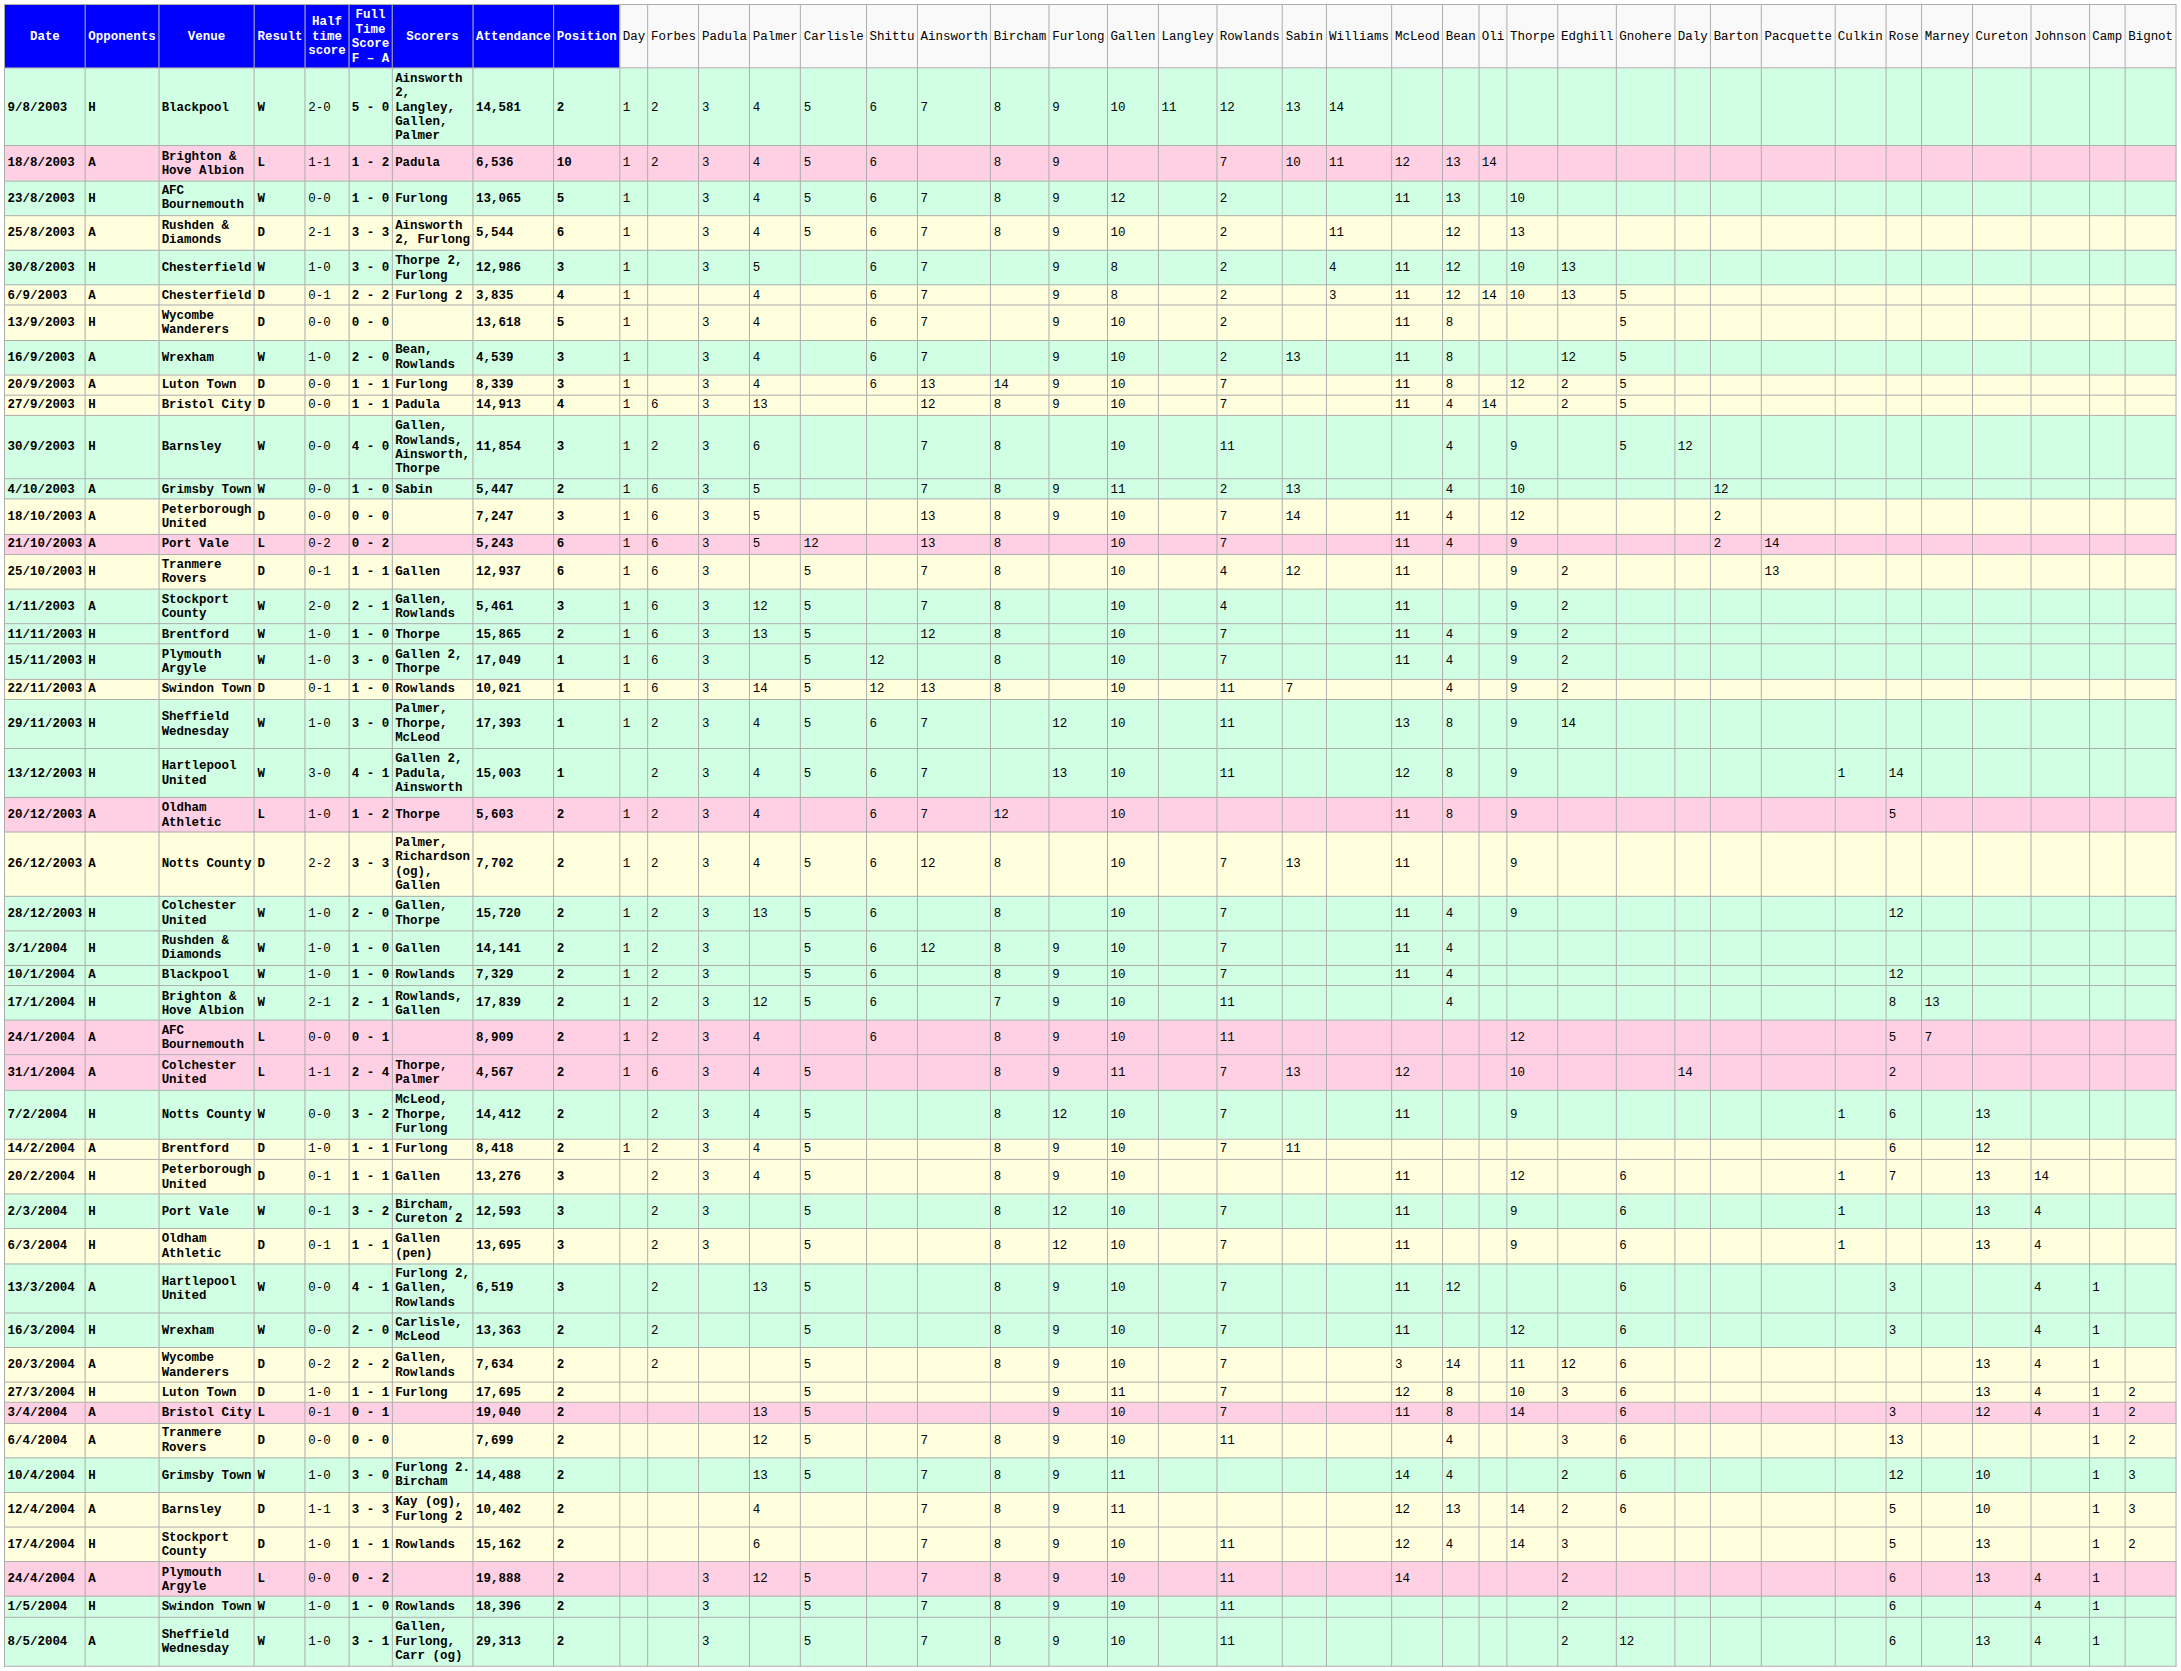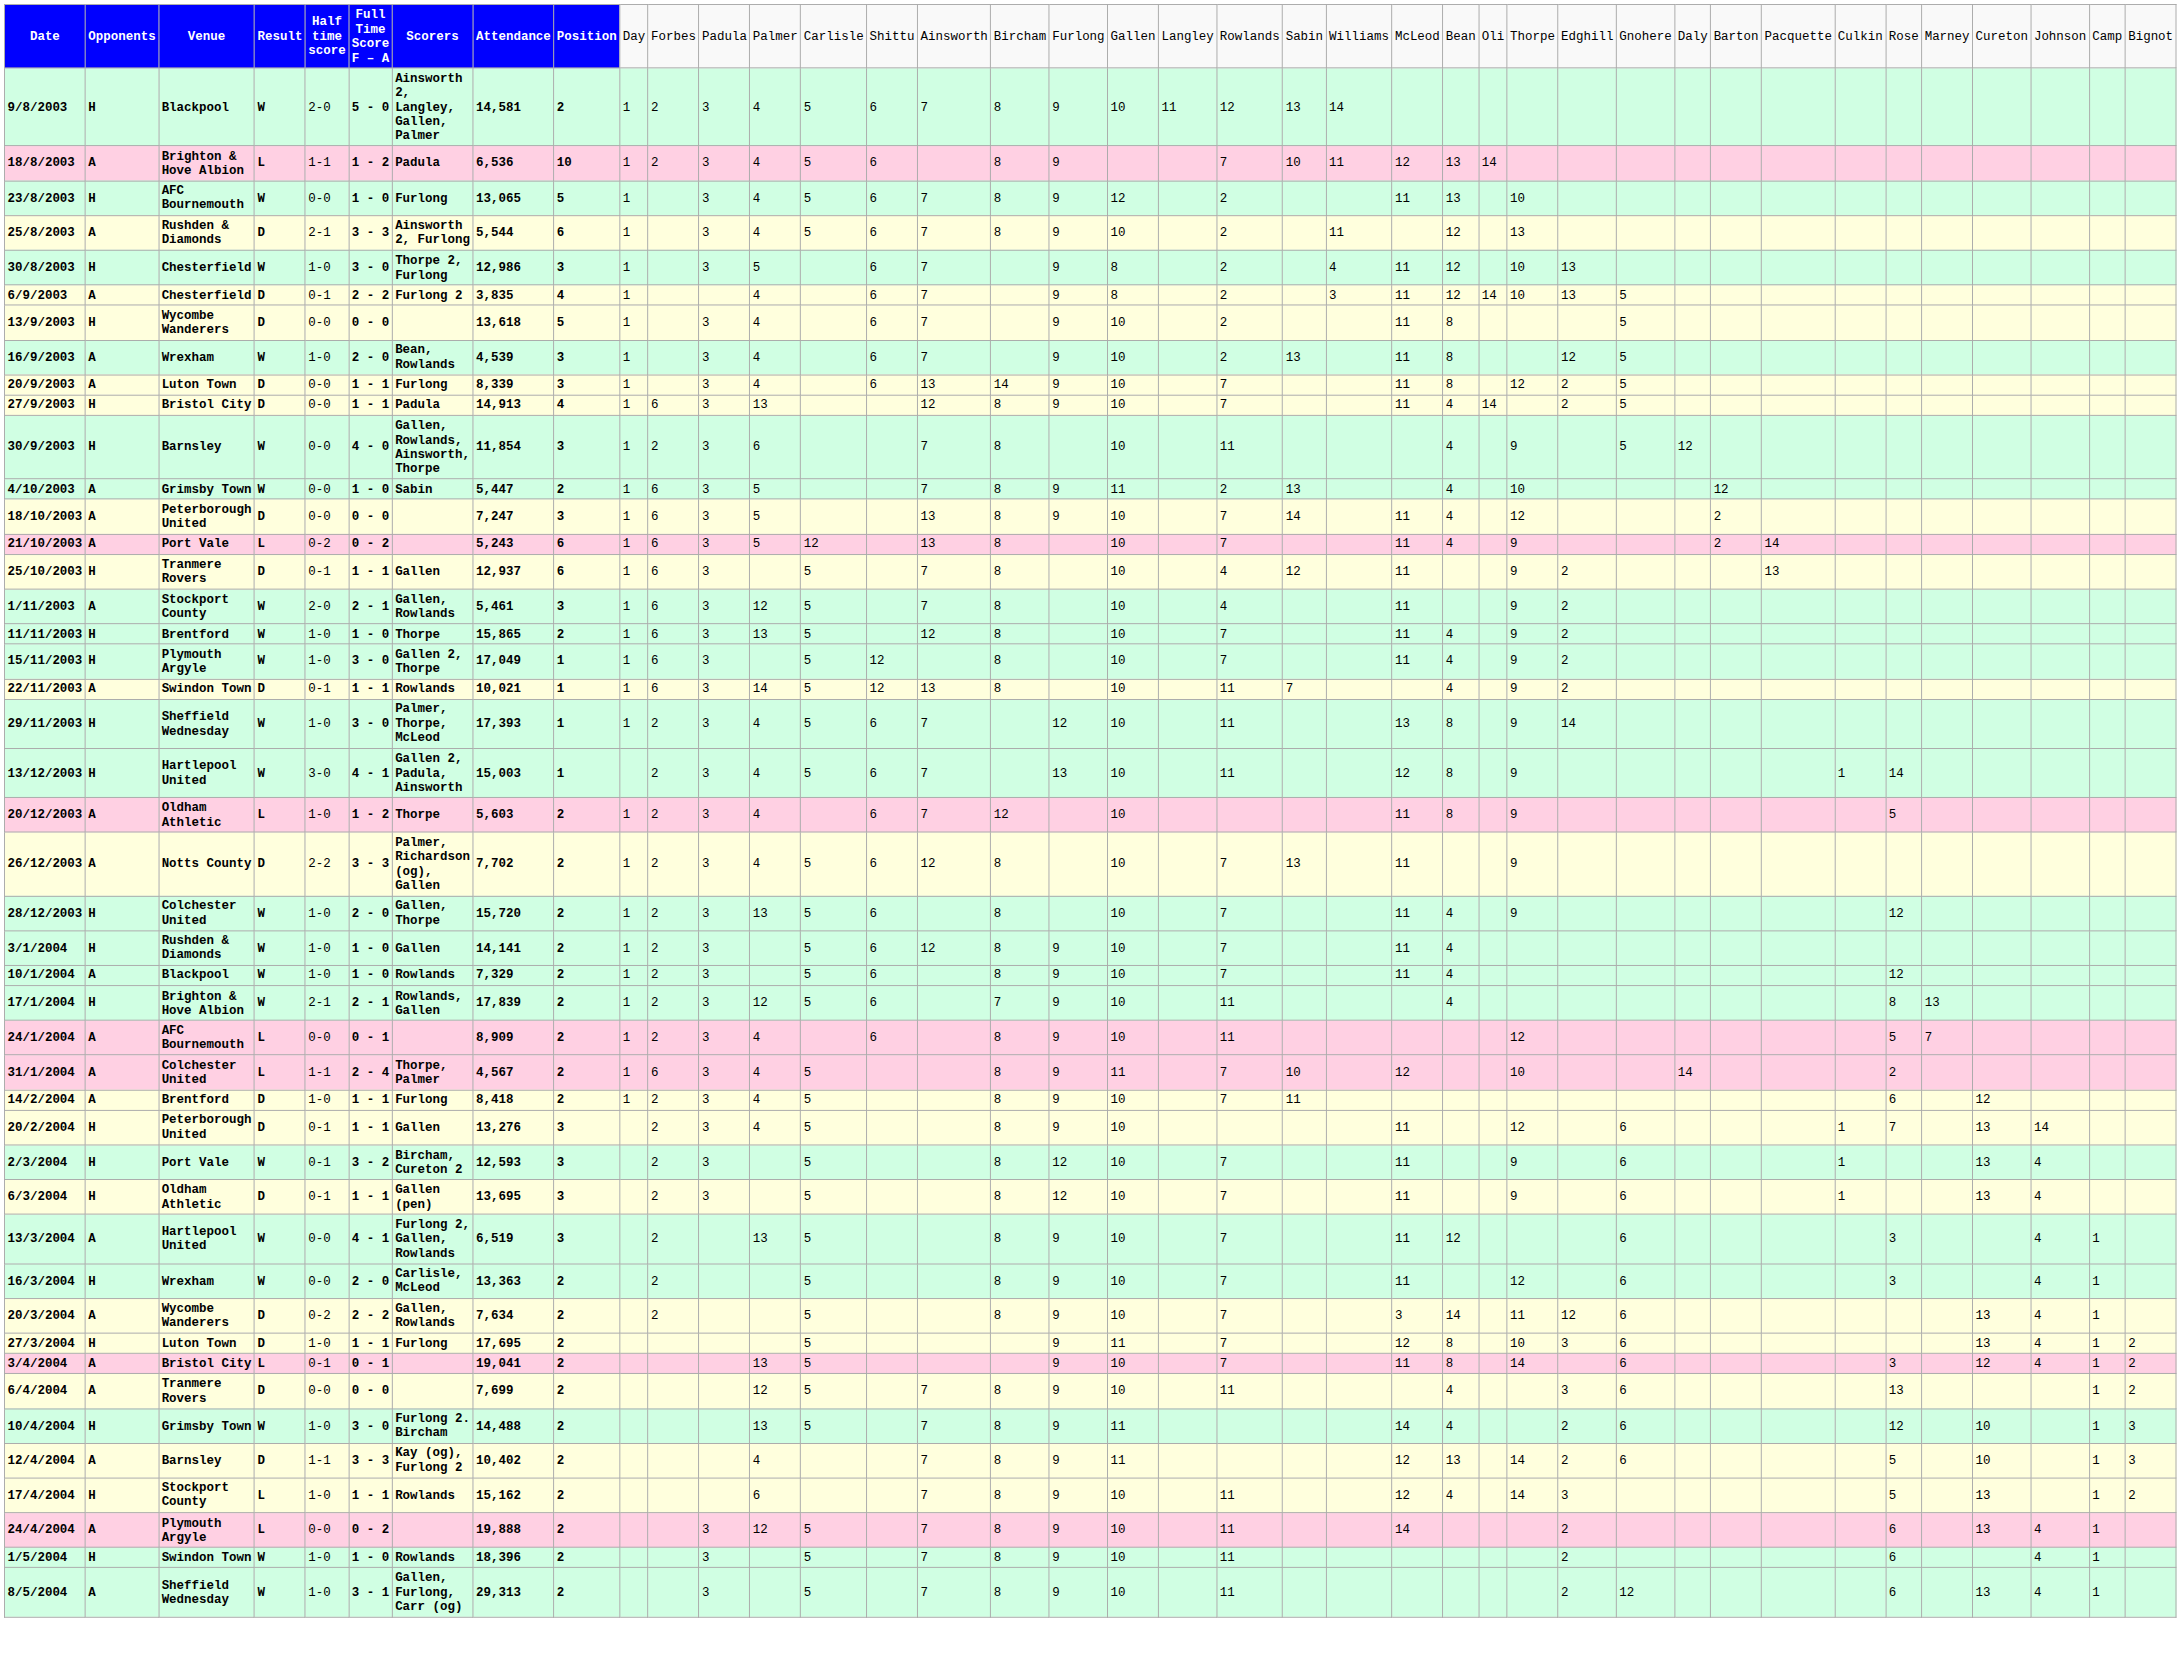(370, 689) 1 - 0 -> (370, 689) 1 - 1
(1293, 1073) 13 -> (1293, 1073) 10
- row: (37, 1114)
(498, 1413) 19,040 -> (498, 1364) 19,041
(261, 1544) D -> (261, 1495) L
